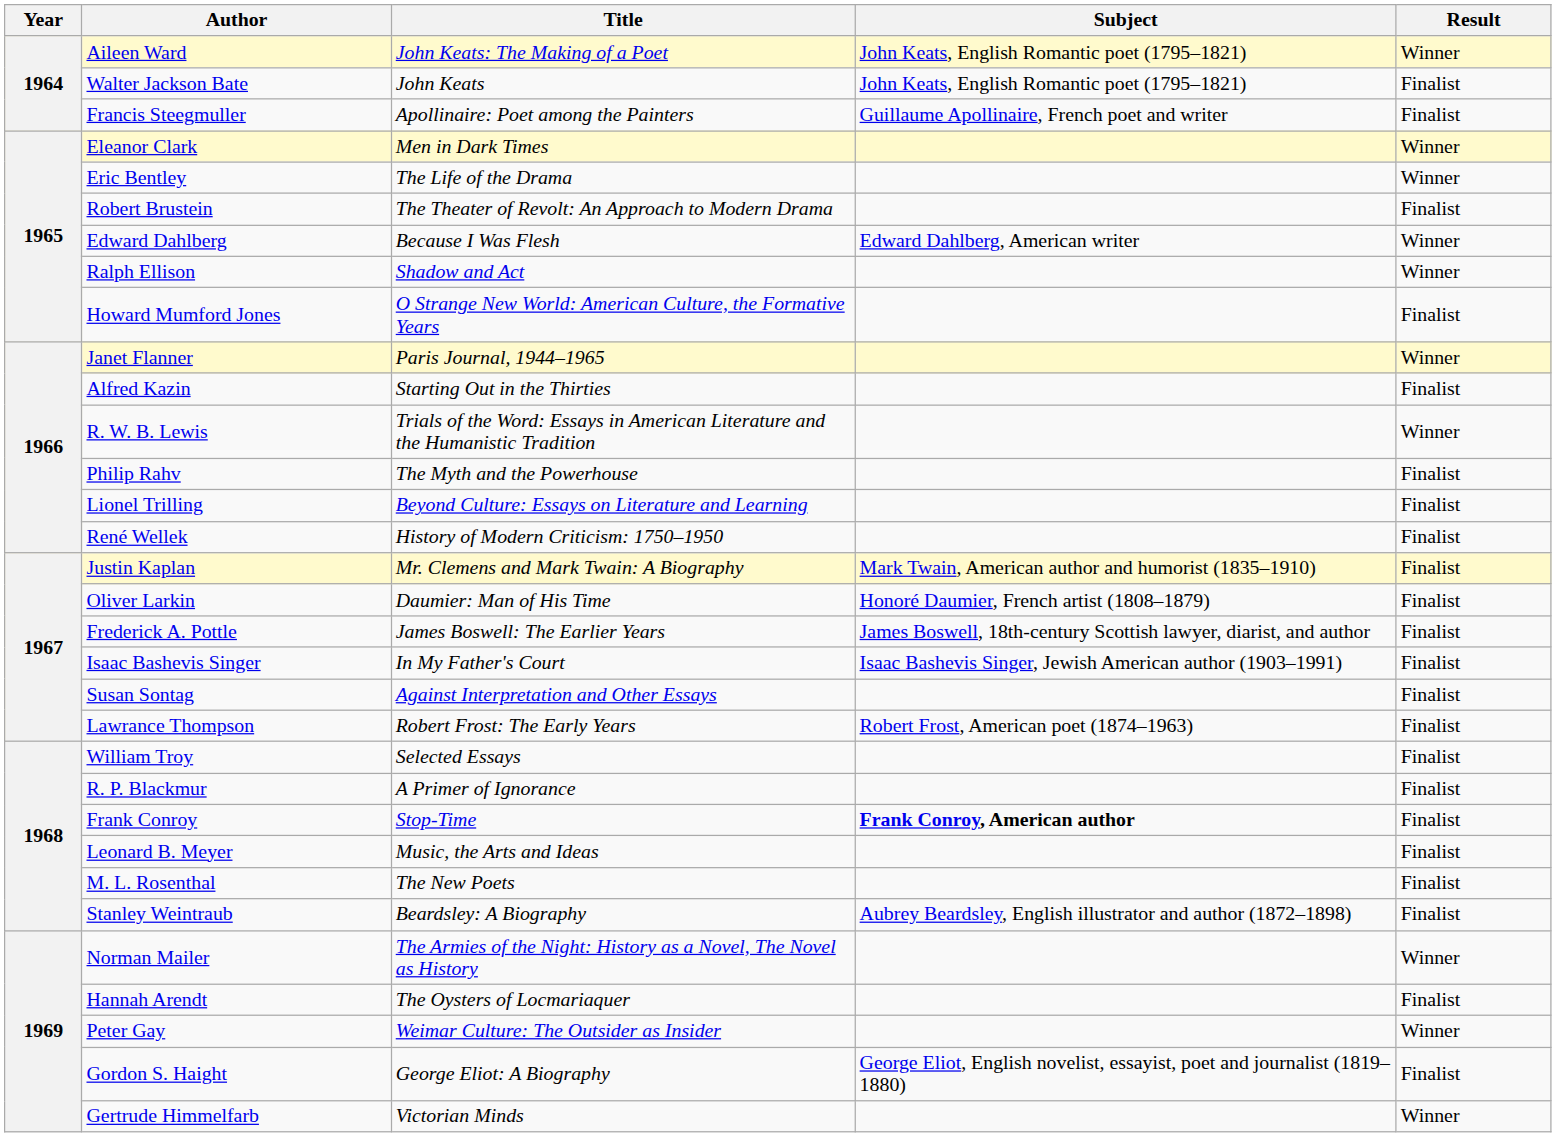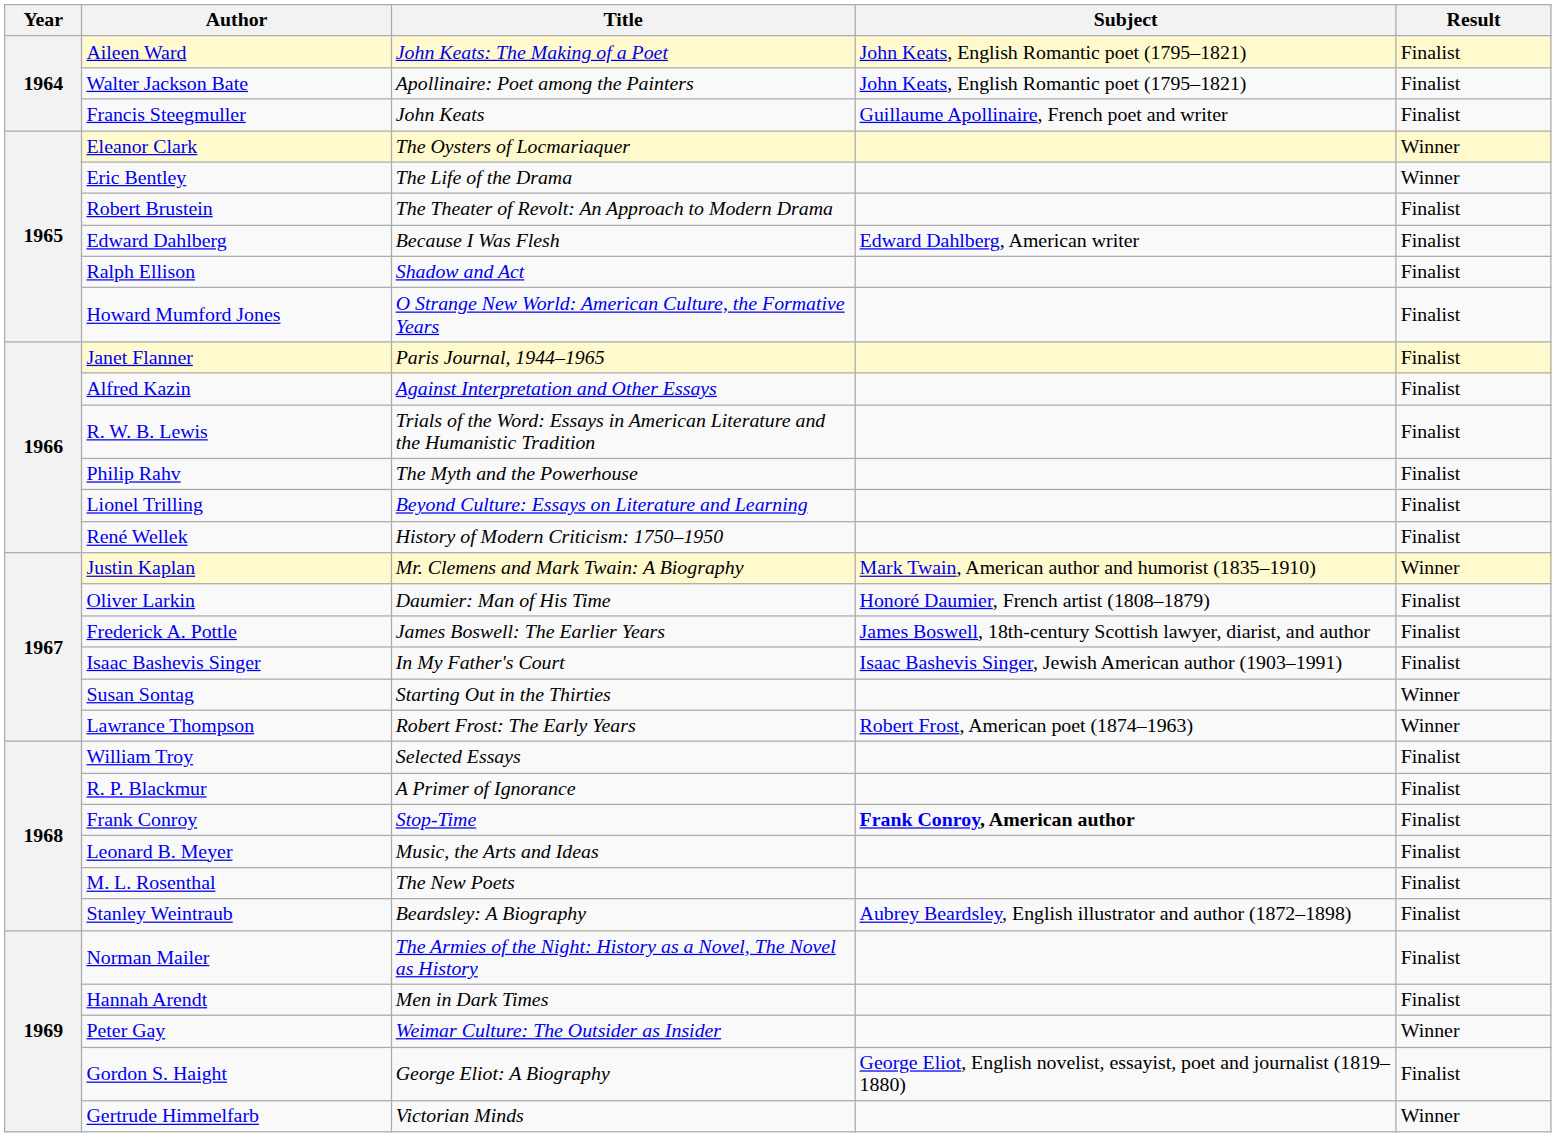(1430, 51) Winner -> (1431, 51) Finalist
(440, 83) John Keats -> (545, 83) Apollinaire: Poet among the Painters
(545, 114) Apollinaire: Poet among the Painters -> (440, 114) John Keats
(472, 146) Men in Dark Times -> (513, 146) The Oysters of Locmariaquer
(1430, 240) Winner -> (1431, 240) Finalist
(1430, 271) Winner -> (1431, 271) Finalist
(1430, 357) Winner -> (1431, 357) Finalist
(503, 388) Starting Out in the Thirties -> (556, 388) Against Interpretation and Other Essays
(1430, 431) Winner -> (1431, 431) Finalist
(1431, 568) Finalist -> (1430, 568) Winner
(556, 694) Against Interpretation and Other Essays -> (503, 694) Starting Out in the Thirties
(1431, 694) Finalist -> (1430, 694) Winner
(1431, 725) Finalist -> (1430, 725) Winner
(1430, 957) Winner -> (1431, 957) Finalist
(513, 999) The Oysters of Locmariaquer -> (472, 999) Men in Dark Times
